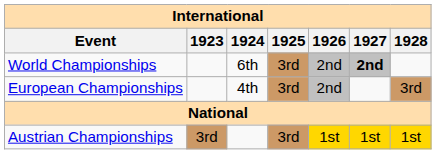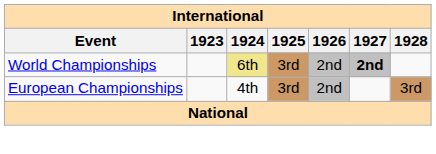(248, 64) no background -> (248, 64) khaki background
- row: (90, 137)
